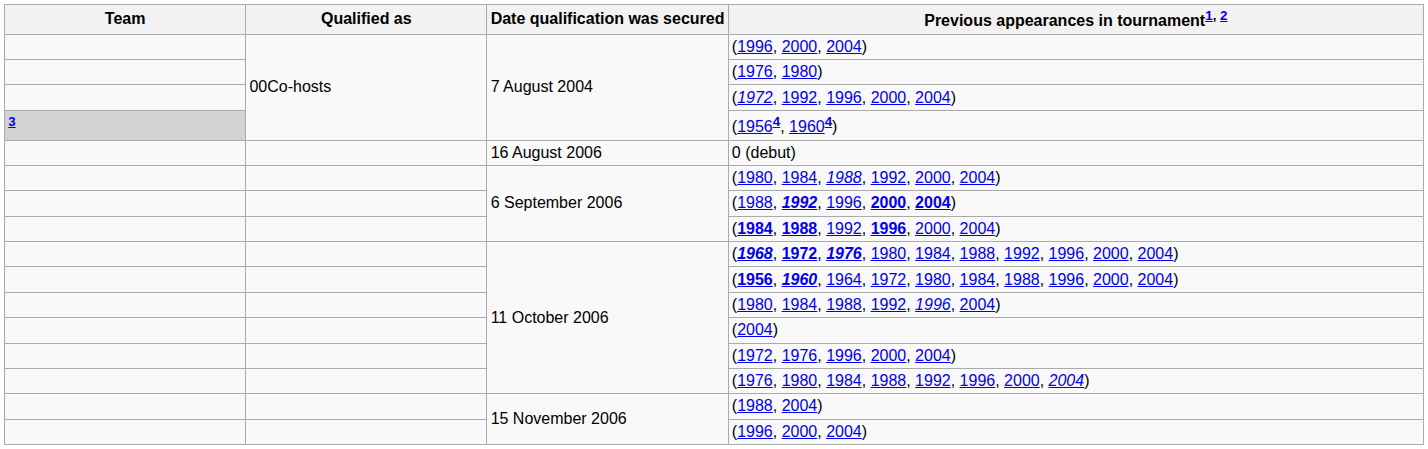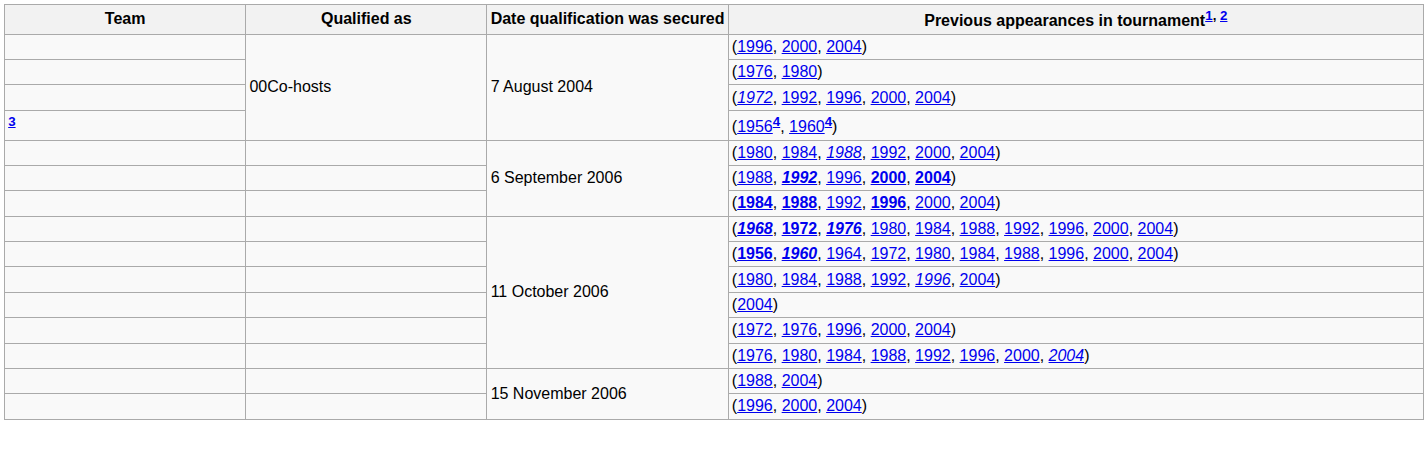(12, 122) lightgrey background -> (12, 122) no background
- row: (546, 152)
